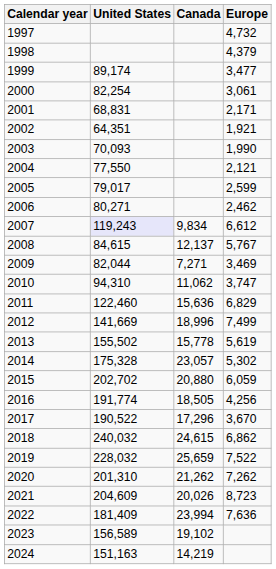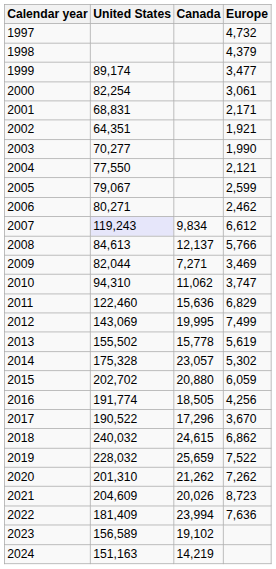(112, 149) 70,093 -> (112, 149) 70,277
(112, 187) 79,017 -> (112, 187) 79,067
(112, 245) 84,615 -> (112, 245) 84,613
(241, 245) 5,767 -> (241, 245) 5,766
(115, 322) 141,669 -> (115, 322) 143,069
(195, 322) 18,996 -> (195, 322) 19,995
